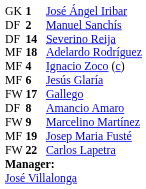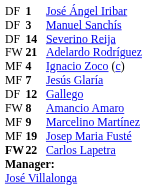(13, 11) GK -> (12, 11) DF
(28, 24) 2 -> (28, 24) 3
(13, 52) MF -> (14, 52) FW
(31, 52) 18 -> (31, 52) 21
(28, 80) 6 -> (28, 80) 7
(14, 94) FW -> (12, 94) DF
(31, 94) 17 -> (31, 94) 12
(12, 108) DF -> (14, 108) FW
(14, 122) FW -> (13, 122) MF
(14, 150) normal -> (14, 150) bold
